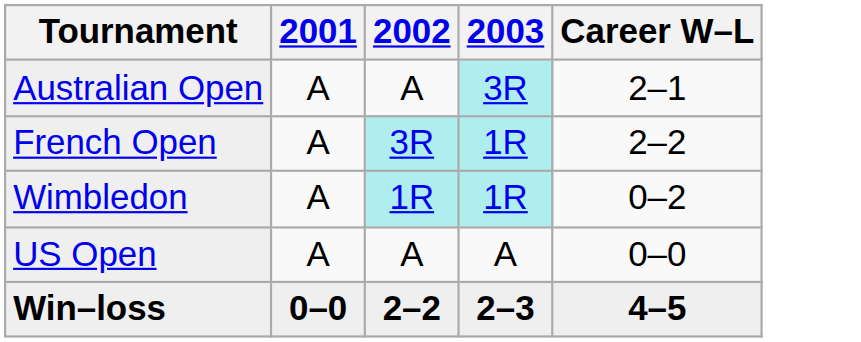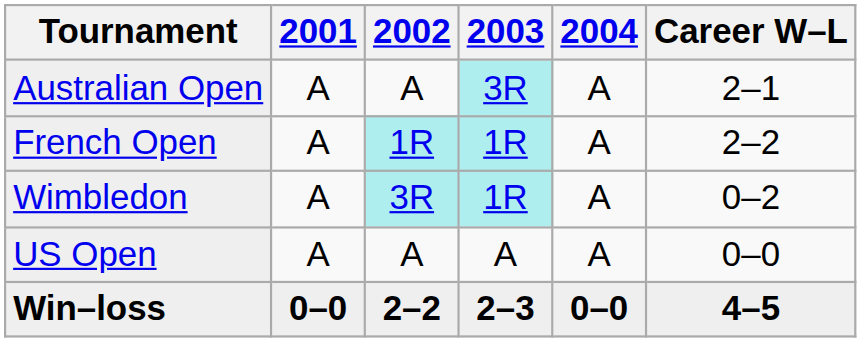+ column: (599, 32)
(412, 142) 3R -> (412, 142) 1R
(412, 198) 1R -> (412, 198) 3R
